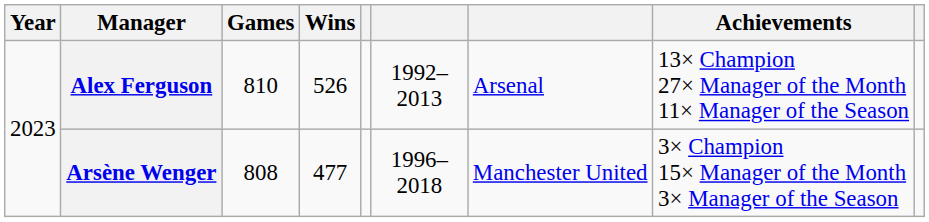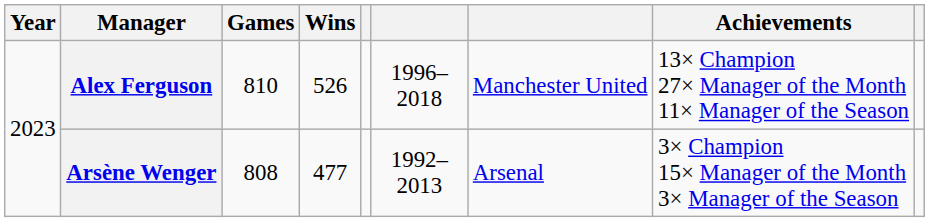(419, 84) 1992–2013 -> (419, 84) 1996–2018
(508, 84) Arsenal -> (560, 84) Manchester United
(419, 172) 1996–2018 -> (419, 172) 1992–2013
(560, 172) Manchester United -> (508, 172) Arsenal
